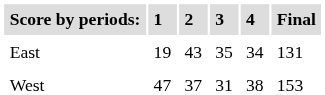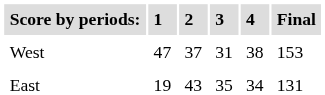rows swapped: (25, 52) <-> (27, 85)
